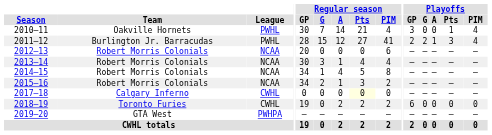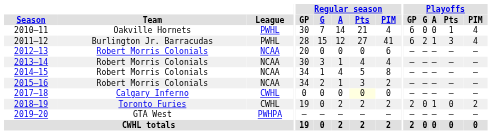(412, 30) 3 -> (412, 30) 6
(412, 41) 2 -> (412, 41) 6
(412, 104) 6 -> (412, 104) 2
(434, 104) 0 -> (434, 104) 1
(475, 104) 0 -> (475, 104) 2
